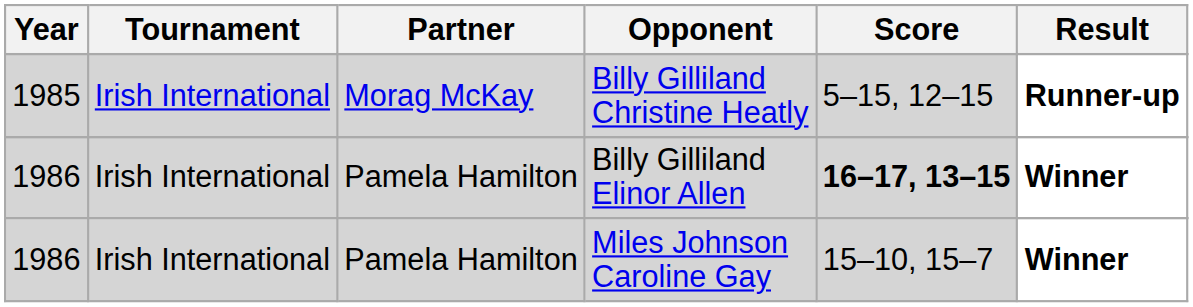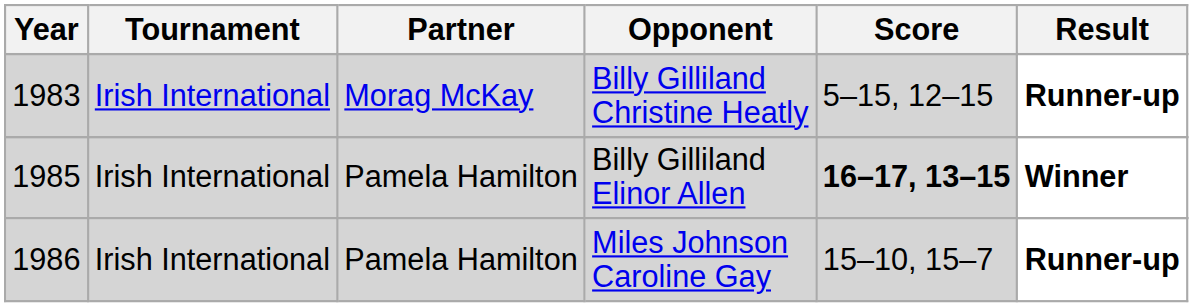(46, 95) 1985 -> (46, 95) 1983
(46, 178) 1986 -> (46, 178) 1985
(1077, 260) Winner -> (1102, 260) Runner-up
